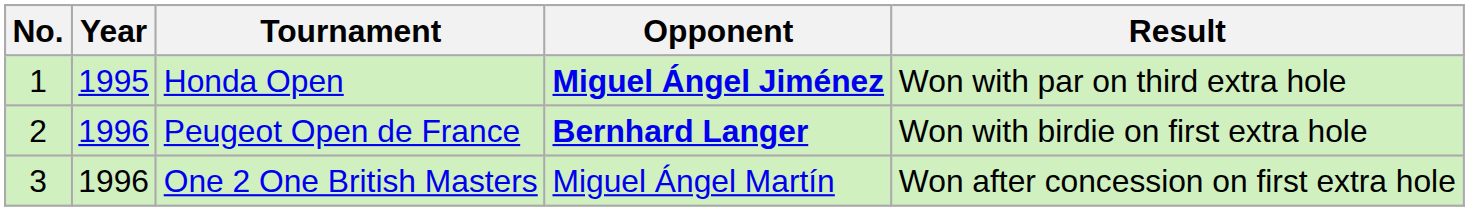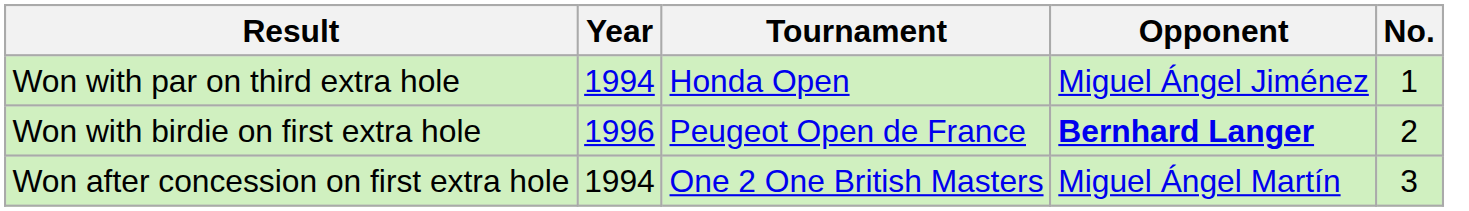columns swapped: (38, 30) <-> (1177, 30)
(114, 81) 1995 -> (619, 81) 1994
(718, 81) bold -> (1214, 81) normal
(114, 181) 1996 -> (619, 181) 1994
